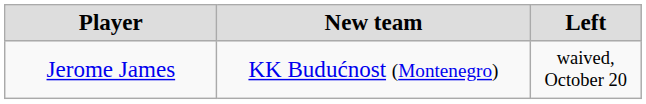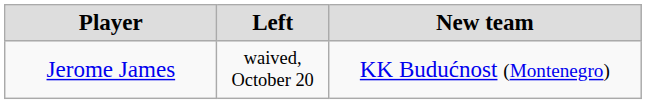columns swapped: (586, 22) <-> (373, 22)
